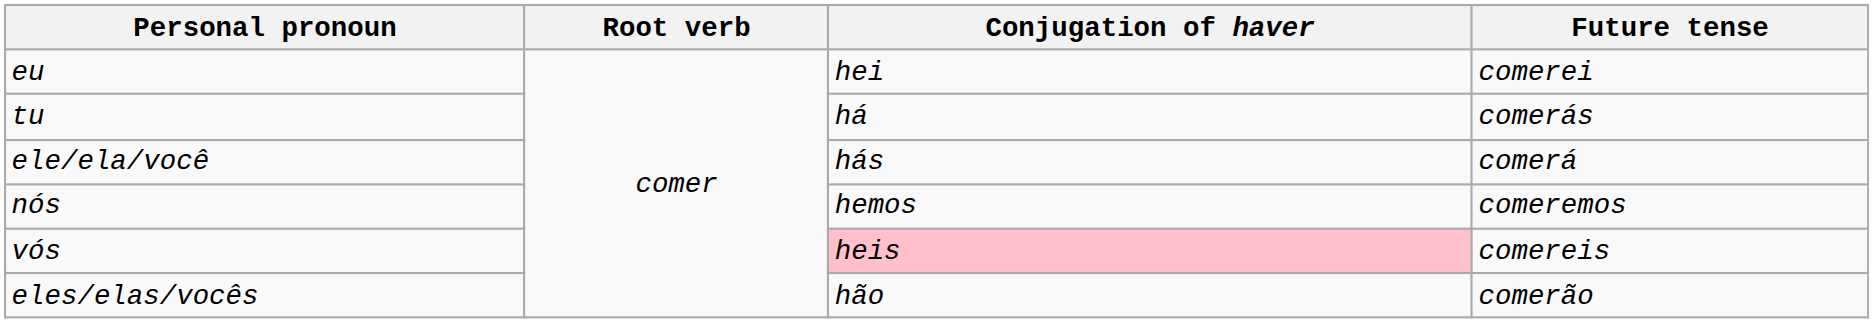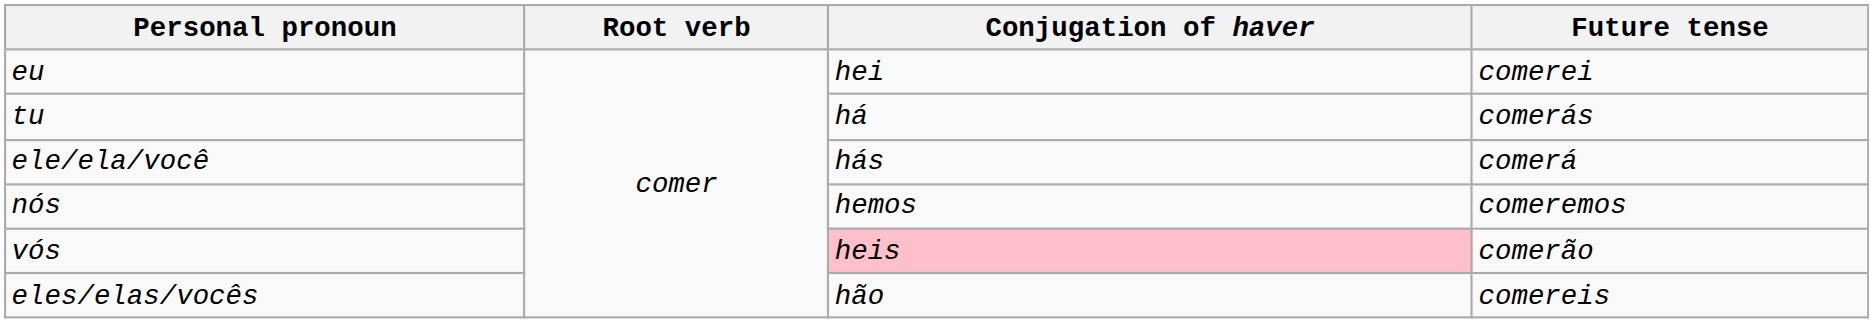(1544, 251) comereis -> (1536, 251) comerão
(1536, 296) comerão -> (1544, 296) comereis
